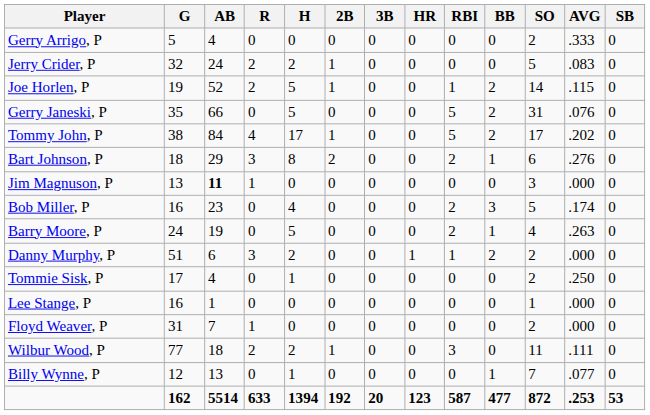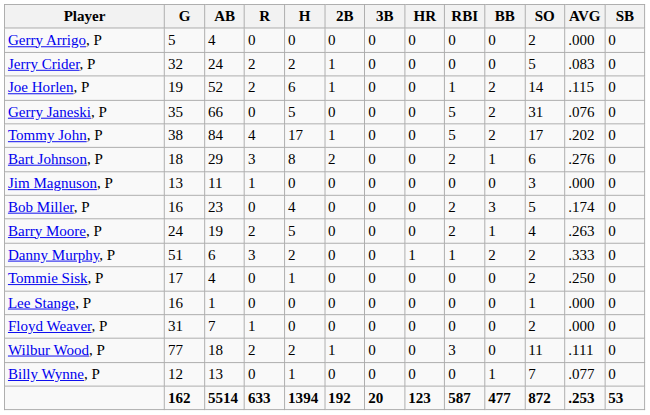(581, 40) .333 -> (581, 40) .000
(292, 87) 5 -> (292, 87) 6
(215, 183) bold -> (215, 183) normal
(252, 231) 0 -> (252, 231) 2
(581, 254) .000 -> (581, 254) .333
